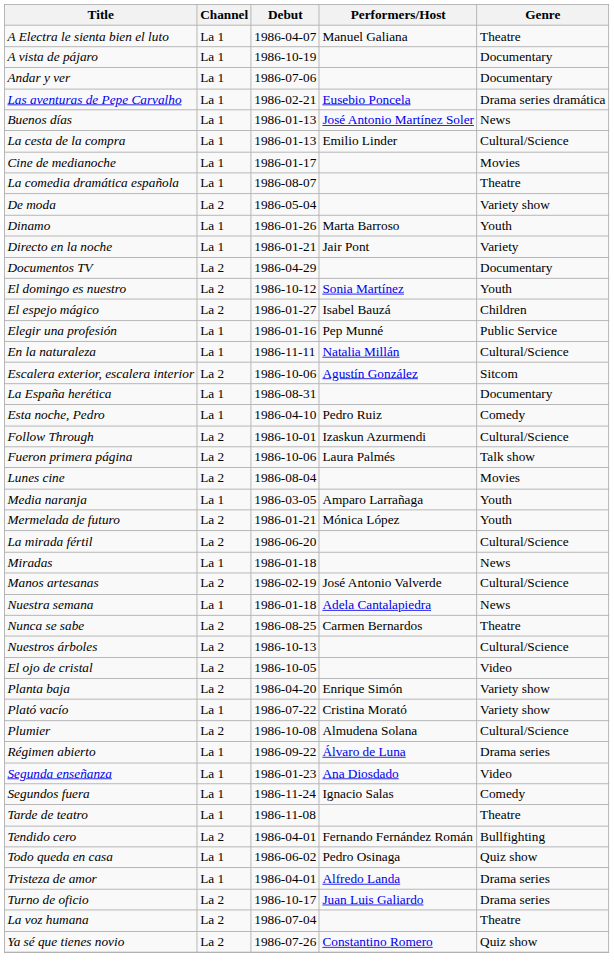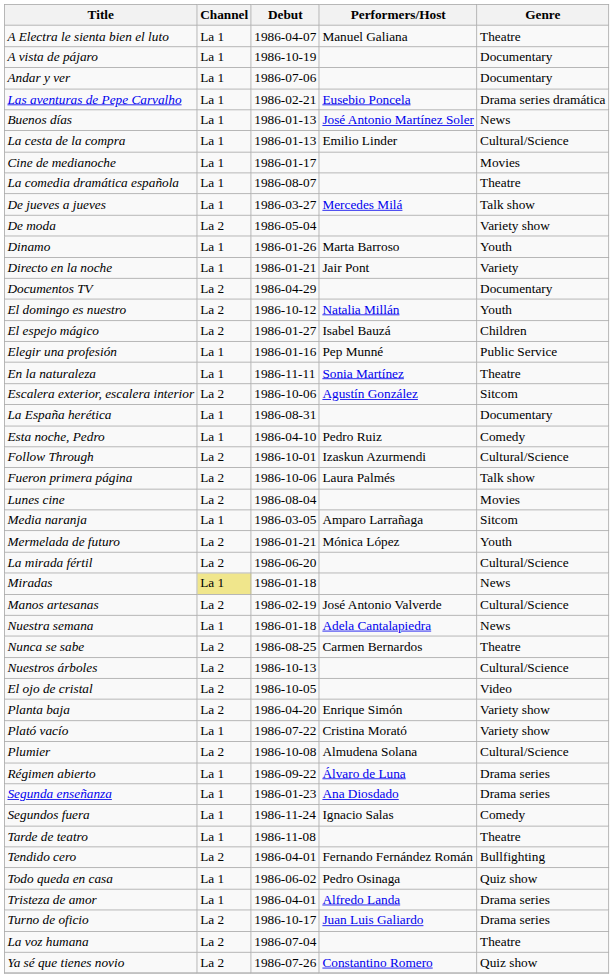+ row: (57, 204)
(363, 288) Sonia Martínez -> (361, 309) Natalia Millán
(361, 352) Natalia Millán -> (363, 373) Sonia Martínez
(524, 352) Cultural/Science -> (500, 373) Theatre
(496, 499) Youth -> (499, 520) Sitcom
(212, 562) no background -> (212, 583) khaki background
(496, 773) Video -> (515, 794) Drama series
